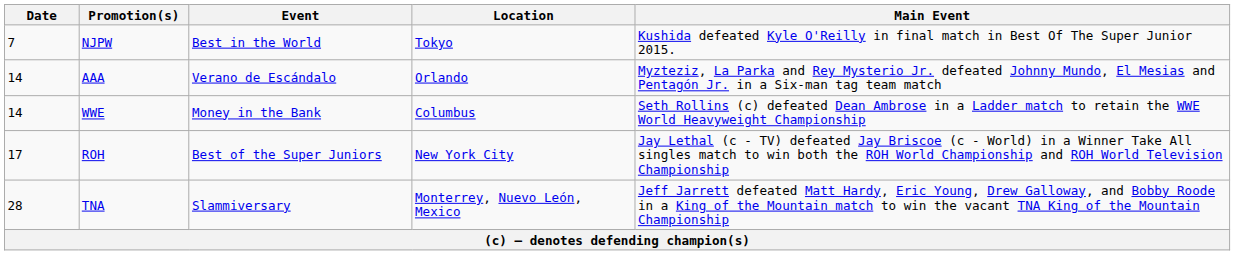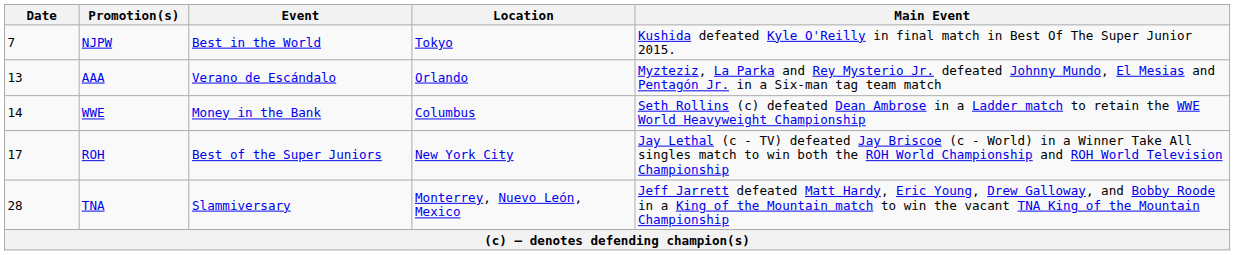(15, 78) 14 -> (15, 78) 13
